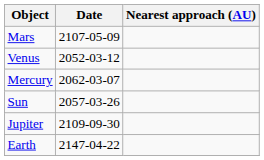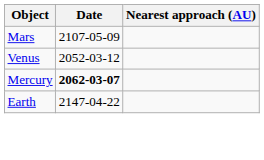(89, 80) normal -> (89, 80) bold
- row: (18, 102)
- row: (25, 123)
